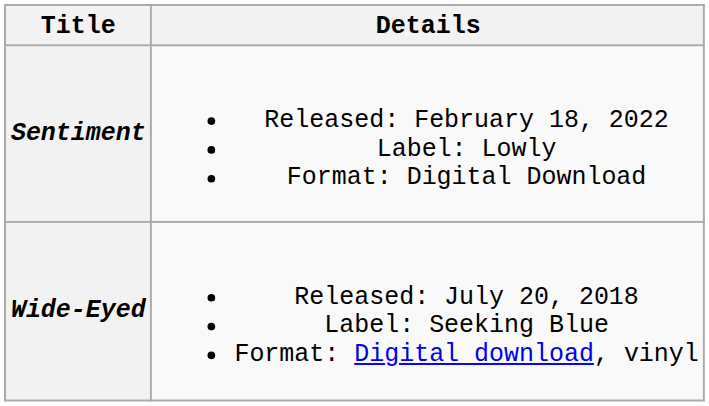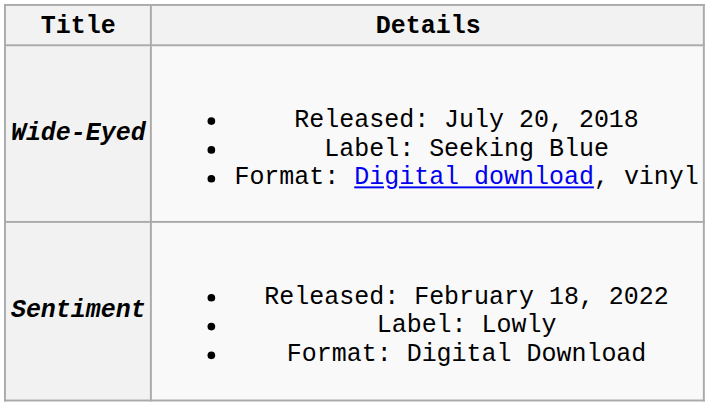rows swapped: (78, 311) <-> (78, 134)
